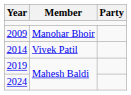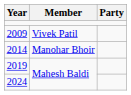(63, 33) Manohar Bhoir -> (55, 33) Vivek Patil
(55, 49) Vivek Patil -> (63, 49) Manohar Bhoir
